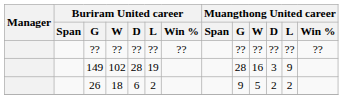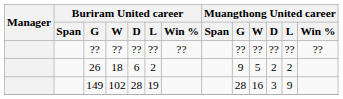rows swapped: (95, 85) <-> (95, 67)
